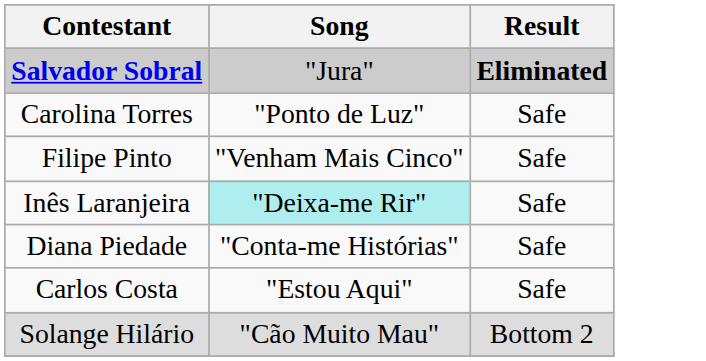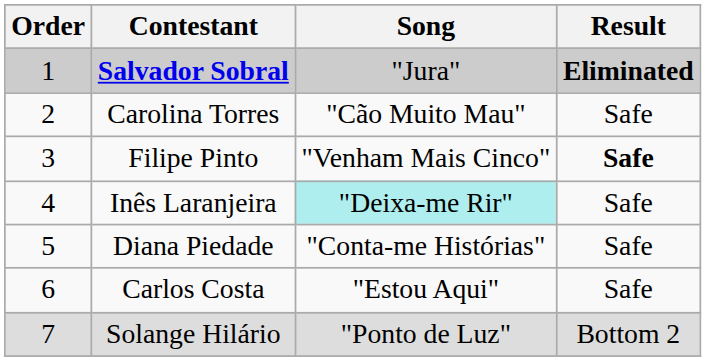+ column: (48, 26)
(339, 114) "Ponto de Luz" -> (426, 114) "Cão Muito Mau"
(542, 158) normal -> (628, 158) bold
(339, 333) "Cão Muito Mau" -> (426, 333) "Ponto de Luz"
